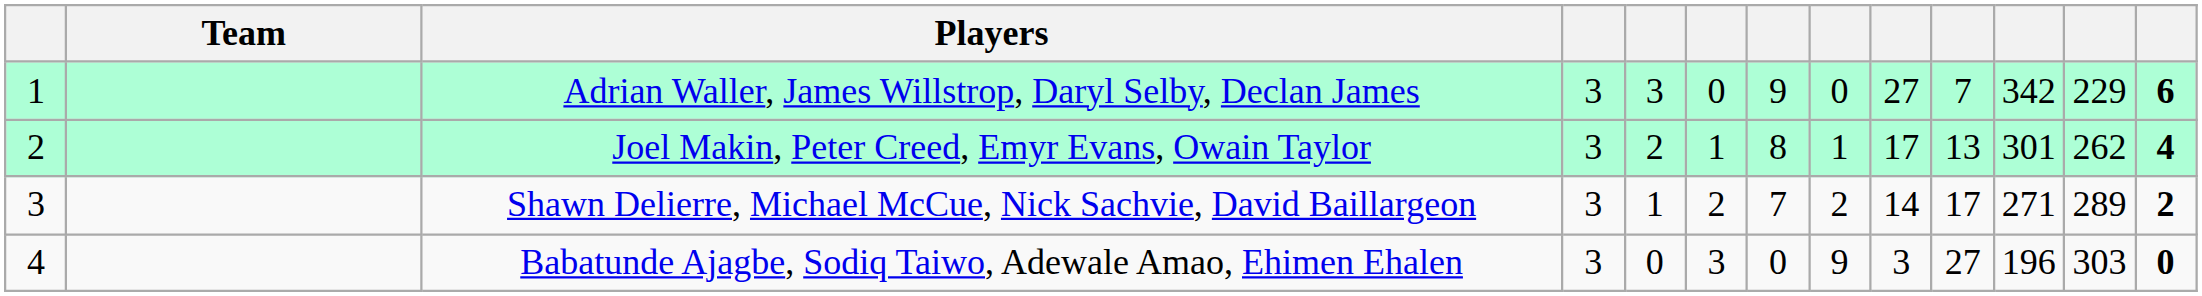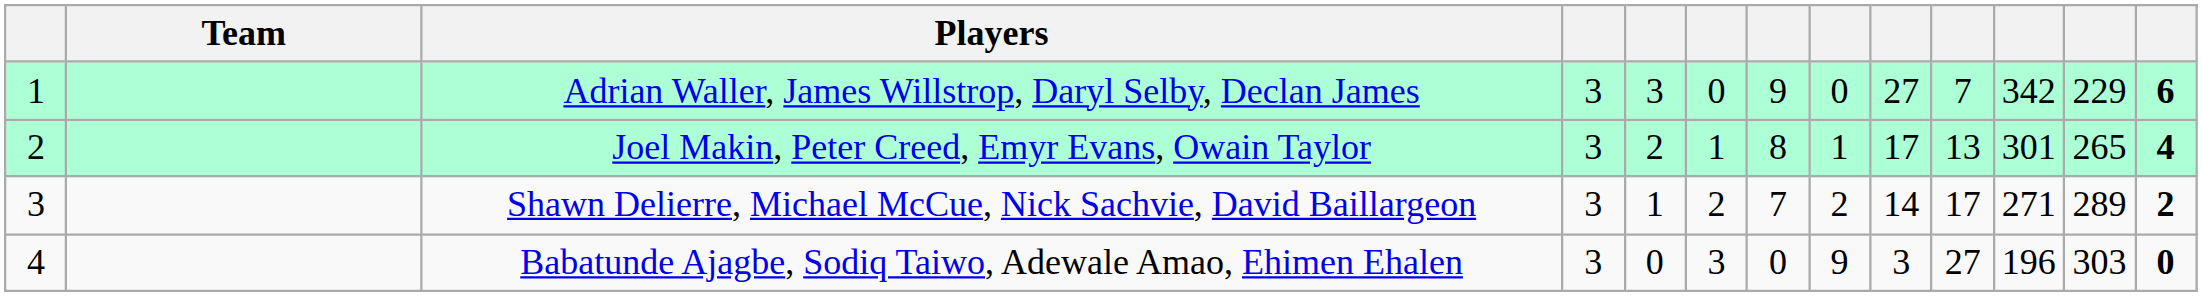(2099, 147) 262 -> (2099, 147) 265
